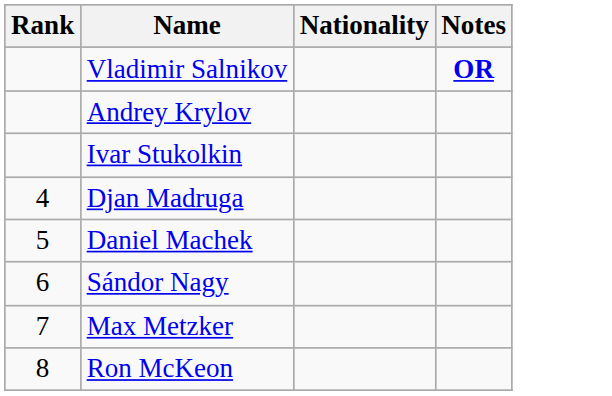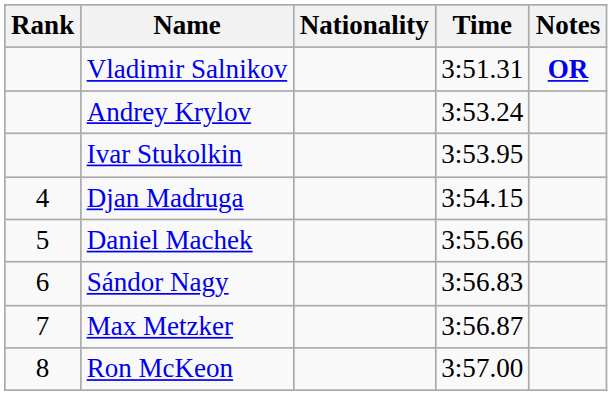+ column: (482, 25)
